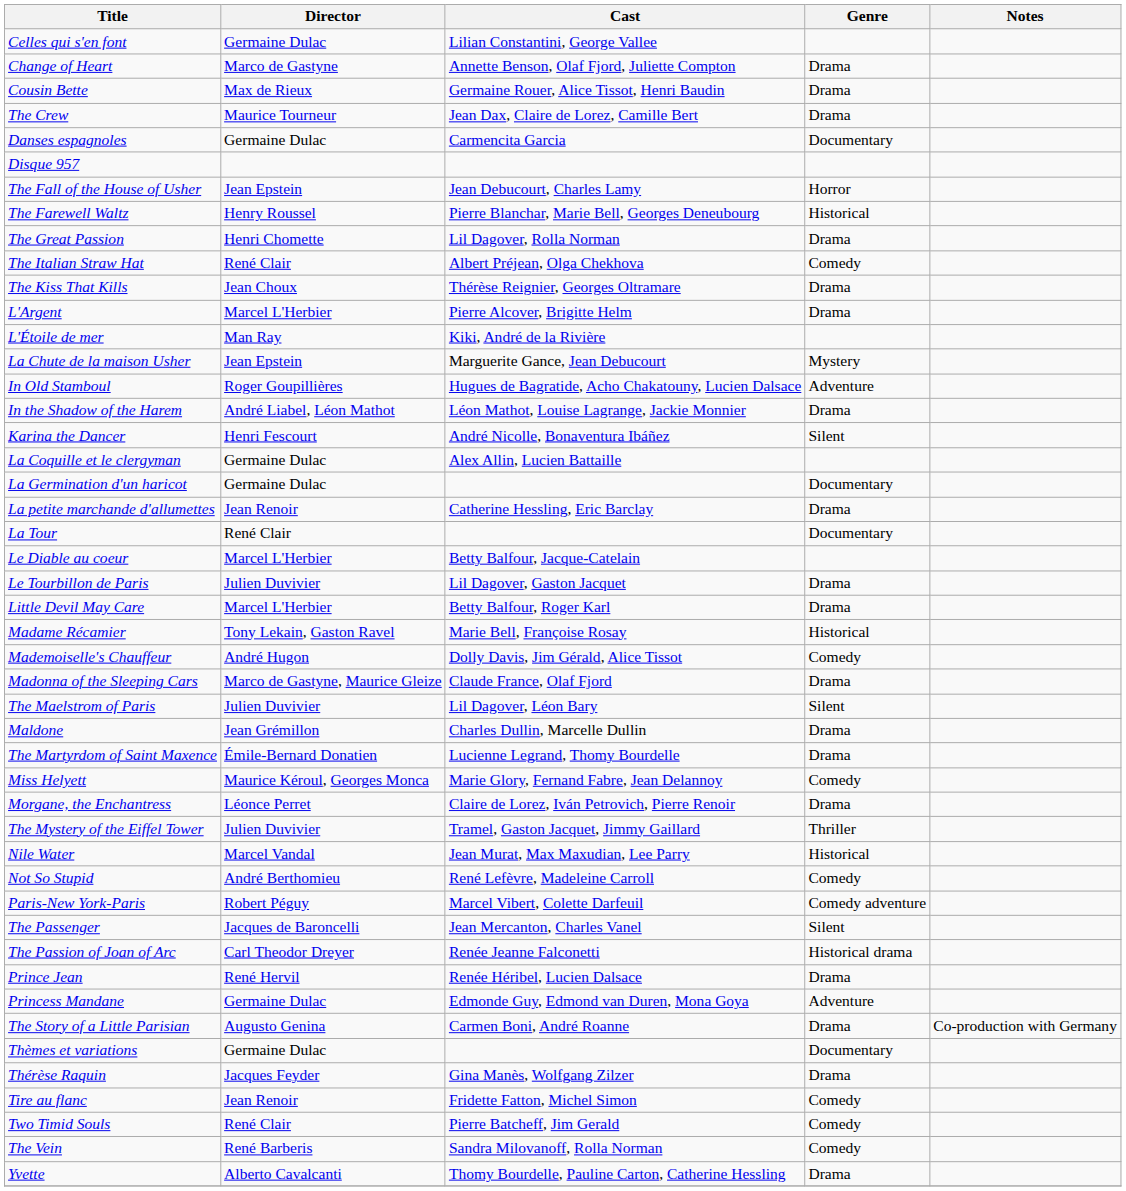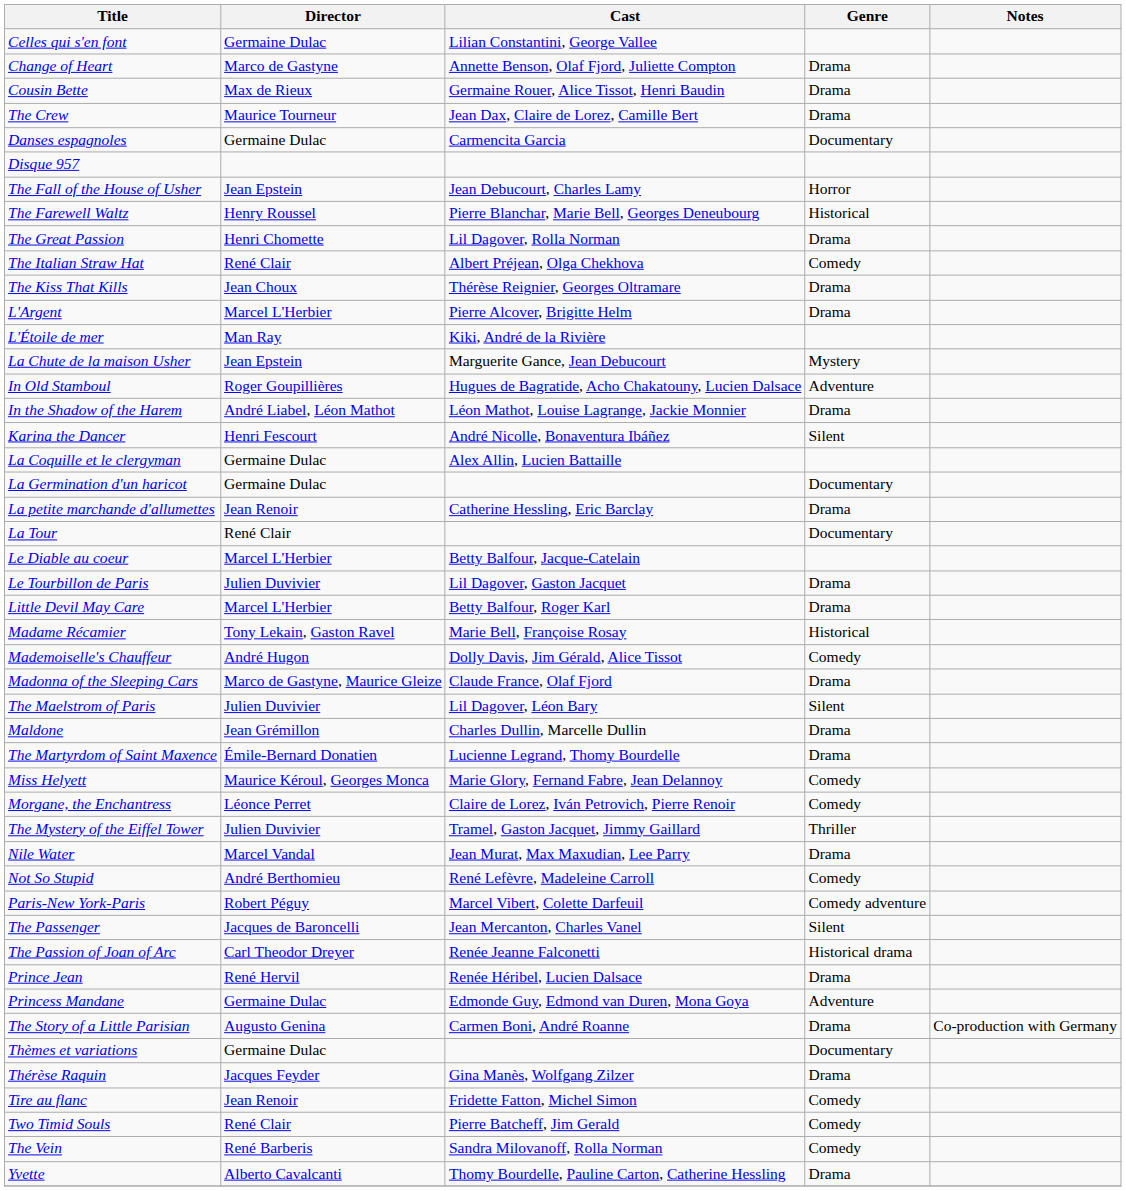(830, 804) Drama -> (835, 804) Comedy
(839, 853) Historical -> (830, 853) Drama
